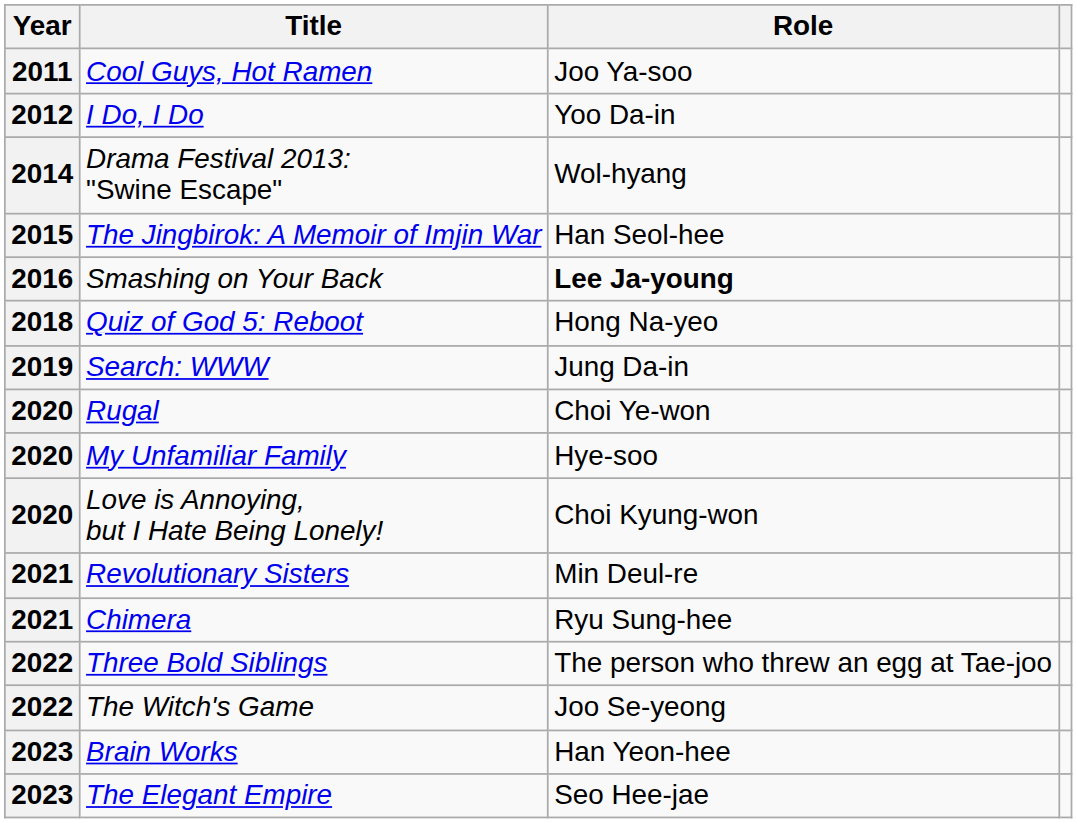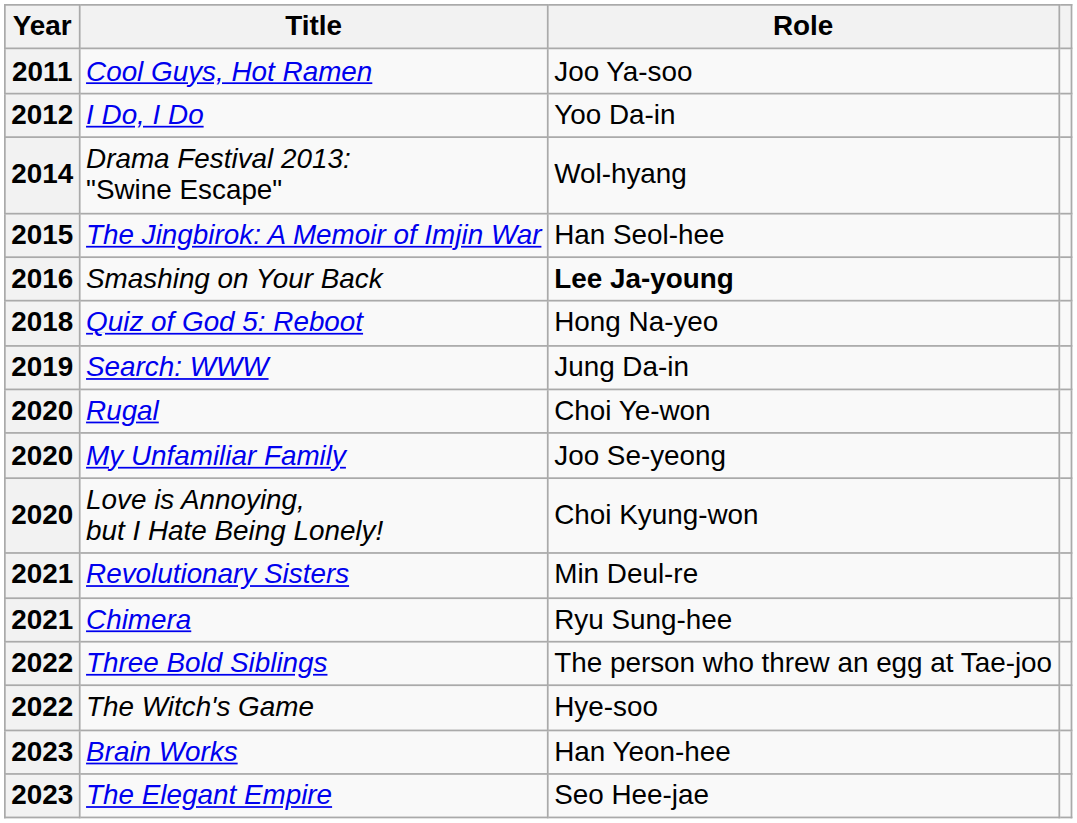(606, 455) Hye-soo -> (640, 455) Joo Se-yeong
(640, 707) Joo Se-yeong -> (606, 707) Hye-soo
